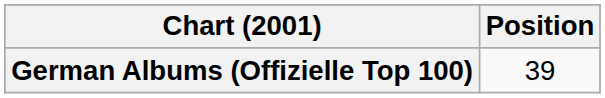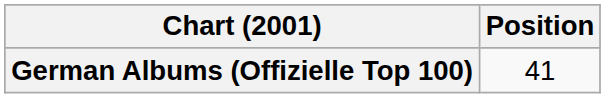(540, 69) 39 -> (540, 69) 41
